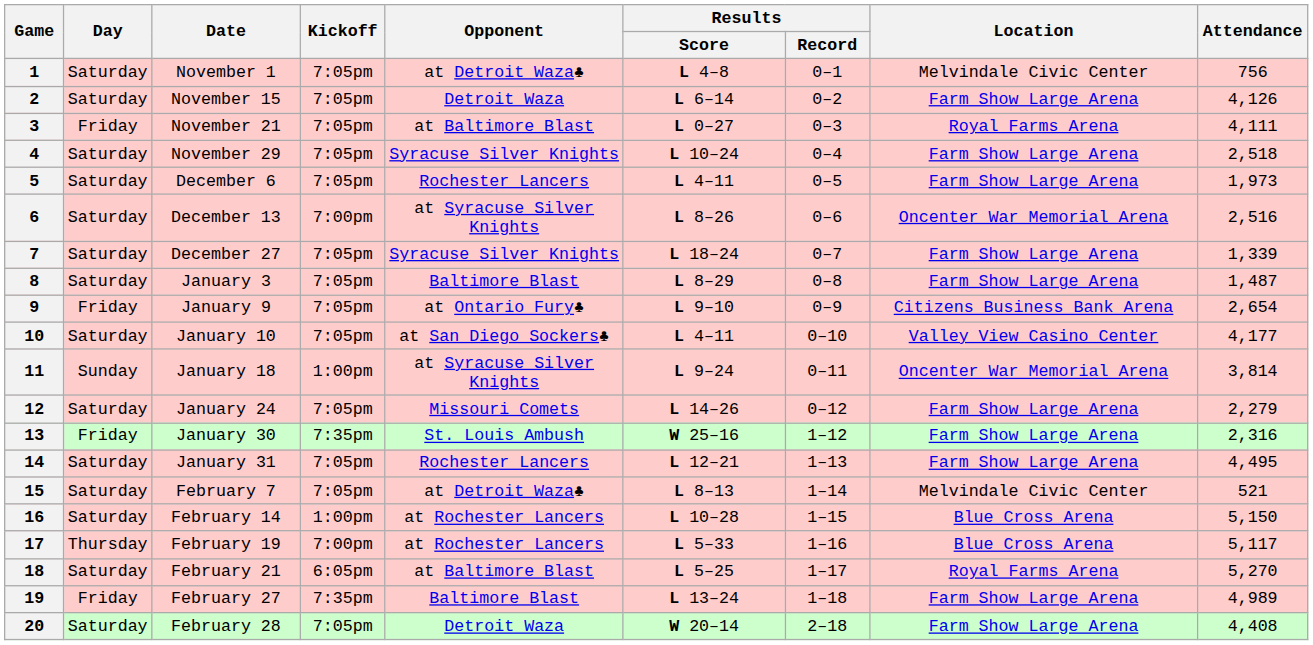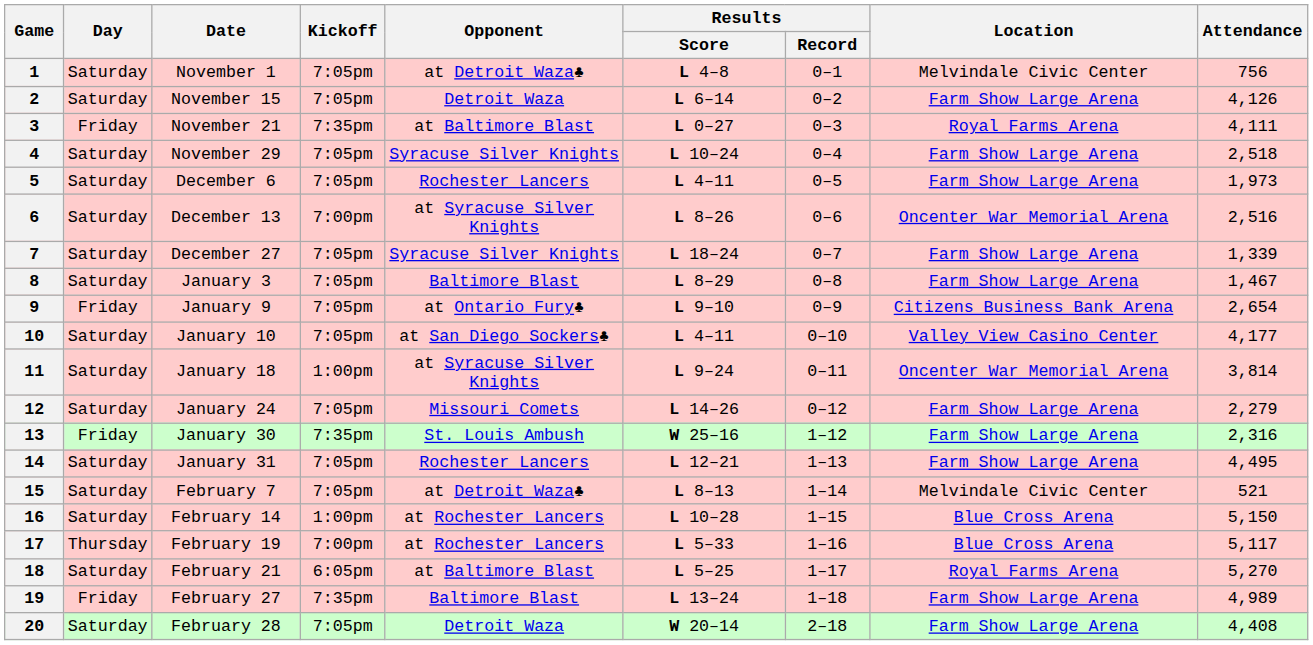(343, 127) 7:05pm -> (343, 127) 7:35pm
(1253, 281) 1,487 -> (1253, 281) 1,467
(108, 372) Sunday -> (108, 372) Saturday
